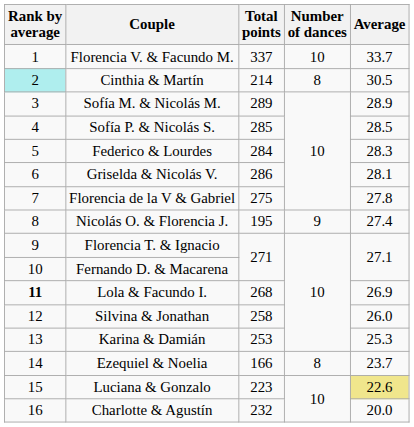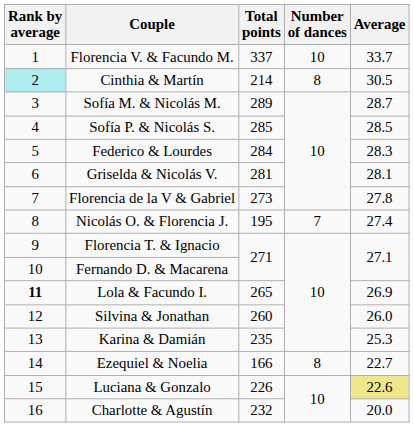(380, 103) 28.9 -> (380, 103) 28.7
(261, 174) 286 -> (261, 174) 281
(261, 198) 275 -> (261, 198) 273
(317, 221) 9 -> (317, 221) 7
(261, 292) 268 -> (261, 292) 265
(261, 316) 258 -> (261, 316) 260
(261, 339) 253 -> (261, 339) 235
(380, 363) 23.7 -> (380, 363) 22.7
(261, 387) 223 -> (261, 387) 226
